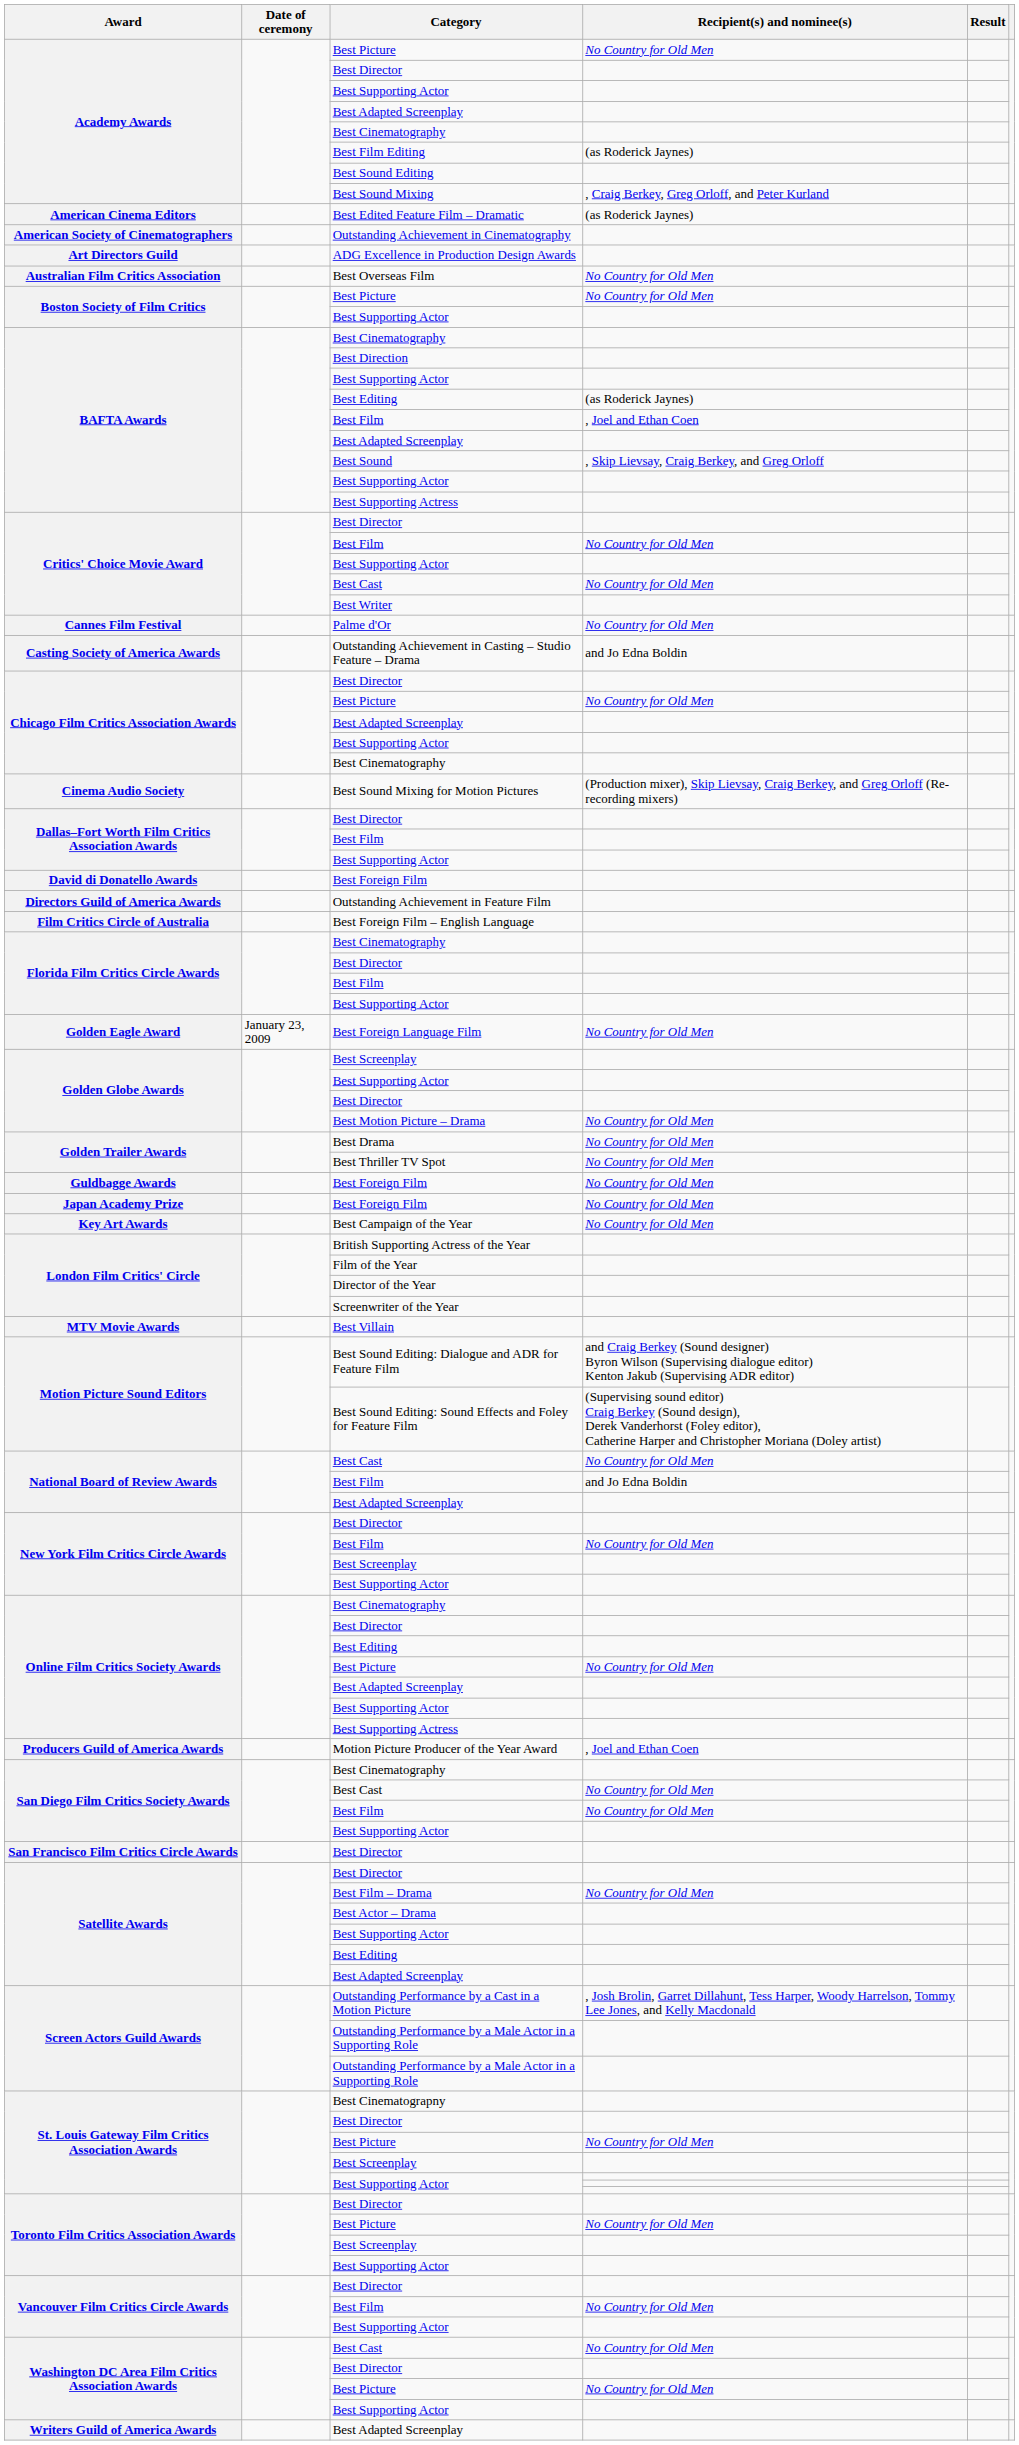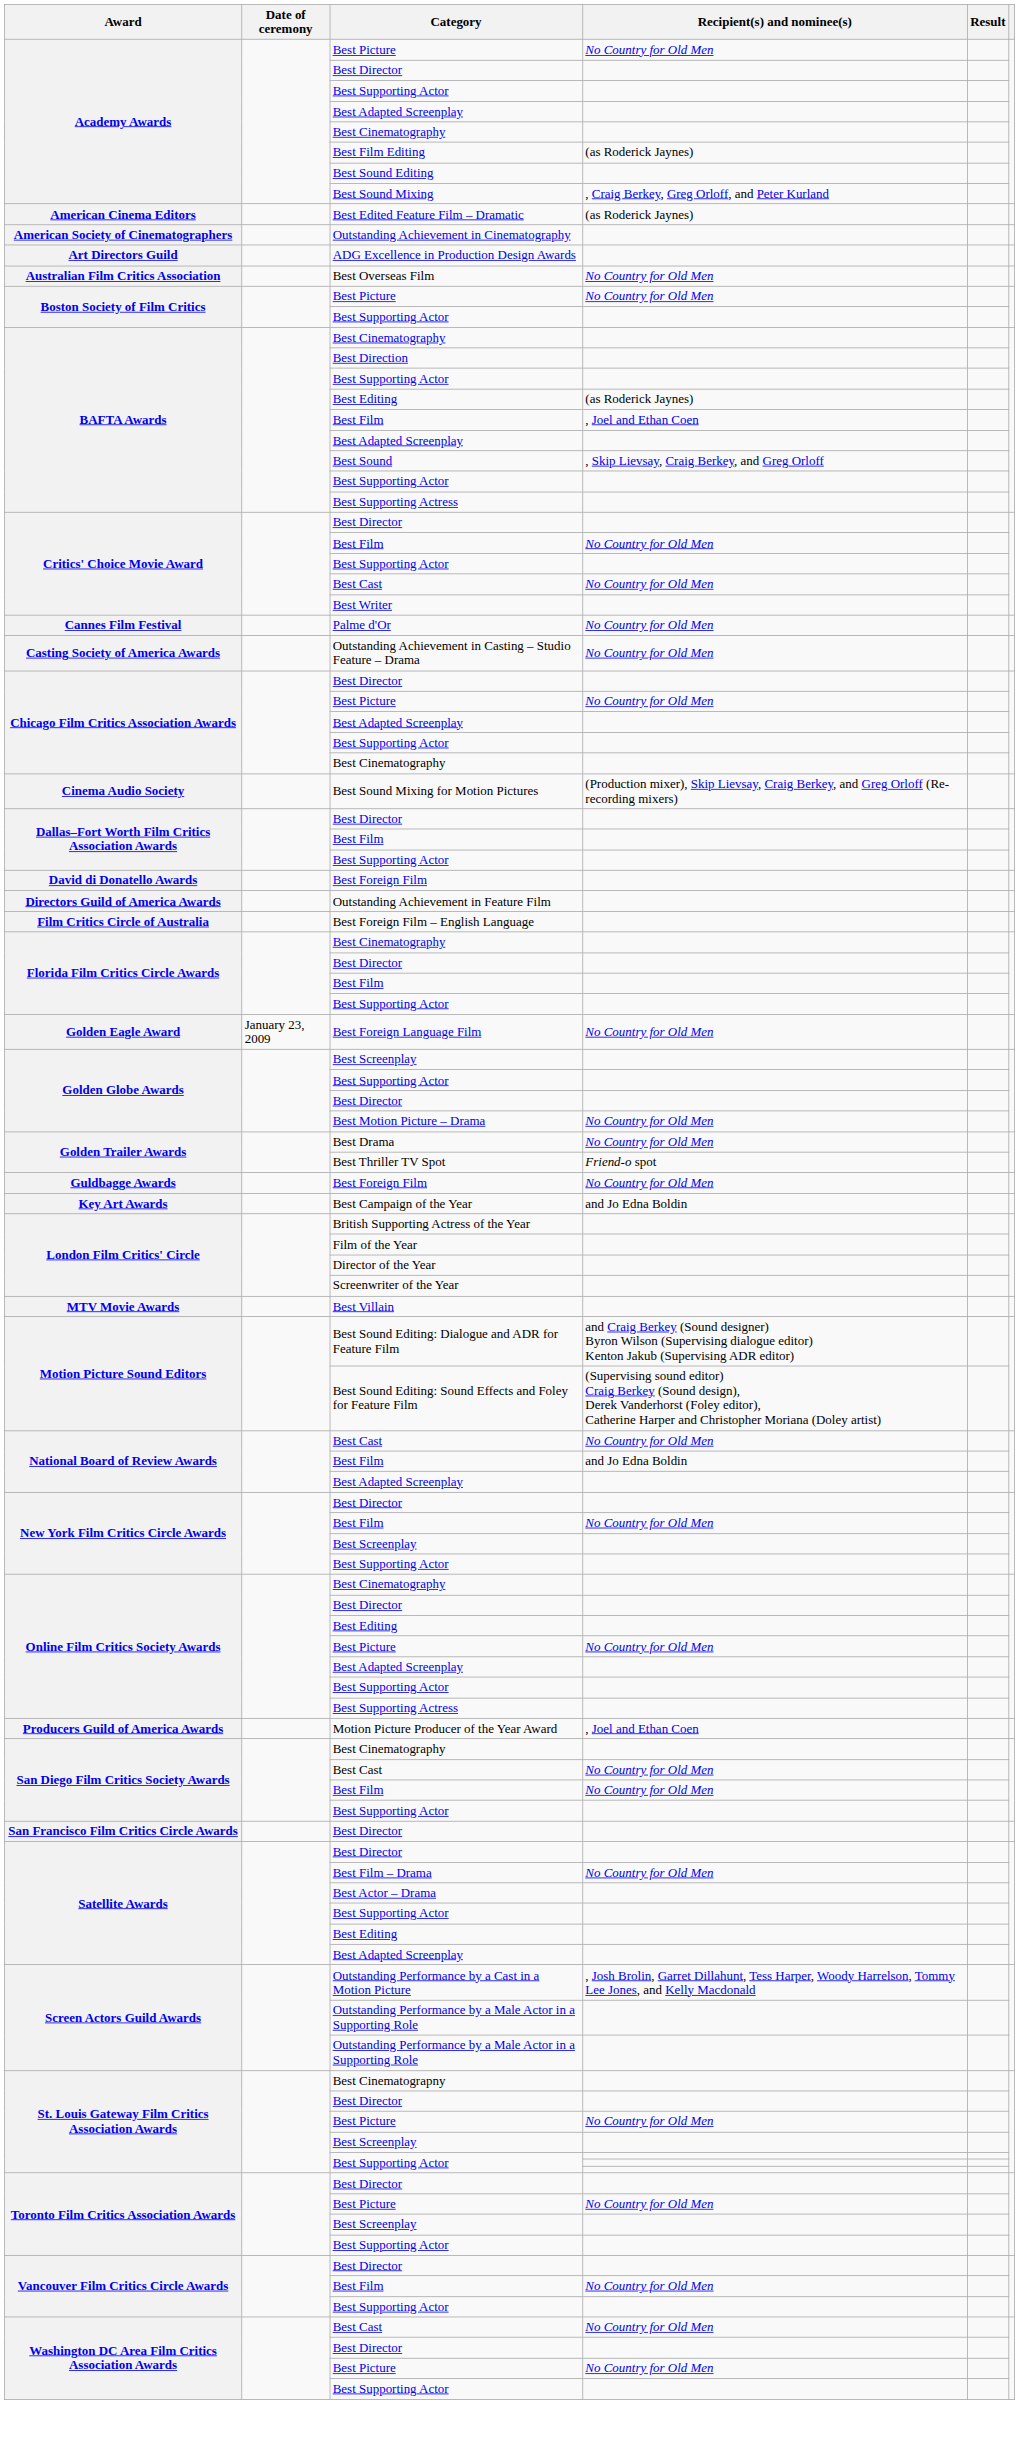(636, 653) and Jo Edna Boldin -> (649, 653) No Country for Old Men
(649, 1162) No Country for Old Men -> (621, 1162) Friend-o spot
- row: (123, 1203)
(649, 1224) No Country for Old Men -> (636, 1203) and Jo Edna Boldin
- row: (123, 2430)
